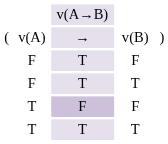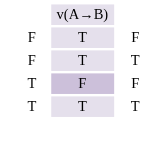- row: (32, 37)
